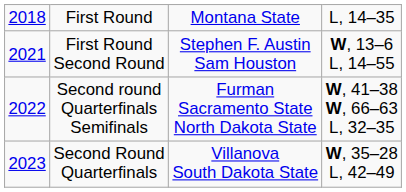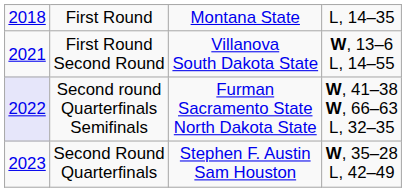(245, 53) Stephen F. Austin Sam Houston -> (245, 53) Villanova South Dakota State
(27, 108) no background -> (27, 108) lavender background
(245, 163) Villanova South Dakota State -> (245, 163) Stephen F. Austin Sam Houston
